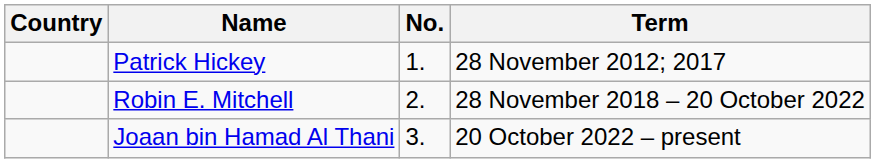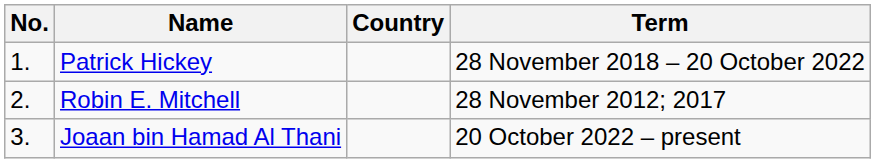columns swapped: (425, 23) <-> (56, 23)
(591, 61) 28 November 2012; 2017 -> (660, 61) 28 November 2018 – 20 October 2022
(660, 99) 28 November 2018 – 20 October 2022 -> (591, 99) 28 November 2012; 2017
